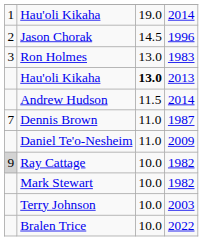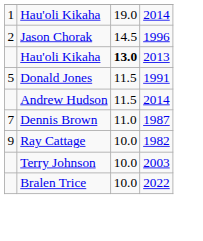- row: (54, 57)
+ row: (56, 78)
- row: (76, 141)
(11, 162) lightgrey background -> (11, 141) no background
- row: (57, 183)
